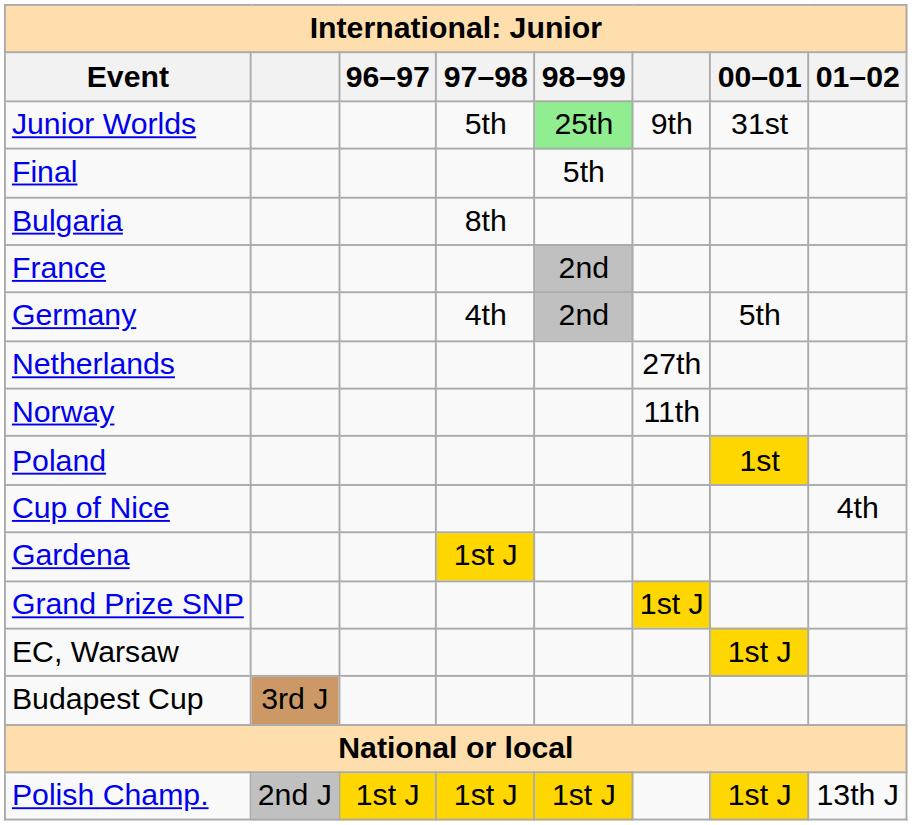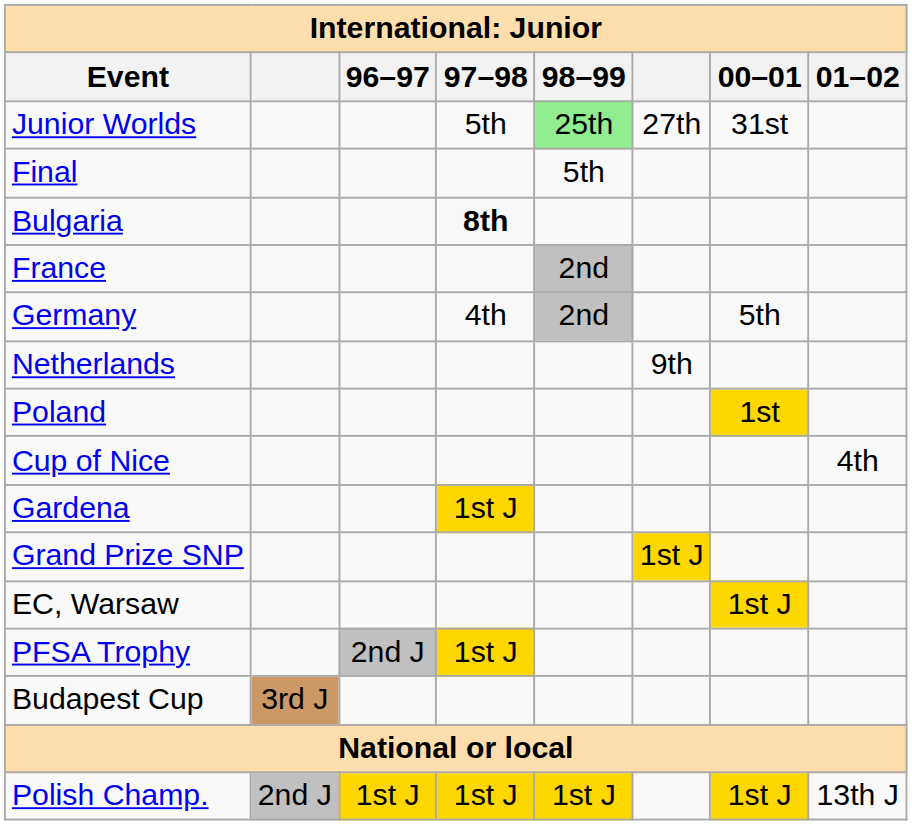(672, 124) 9th -> (672, 124) 27th
(486, 220) normal -> (486, 220) bold
(672, 364) 27th -> (672, 364) 9th
- row: (63, 412)
+ row: (101, 651)
